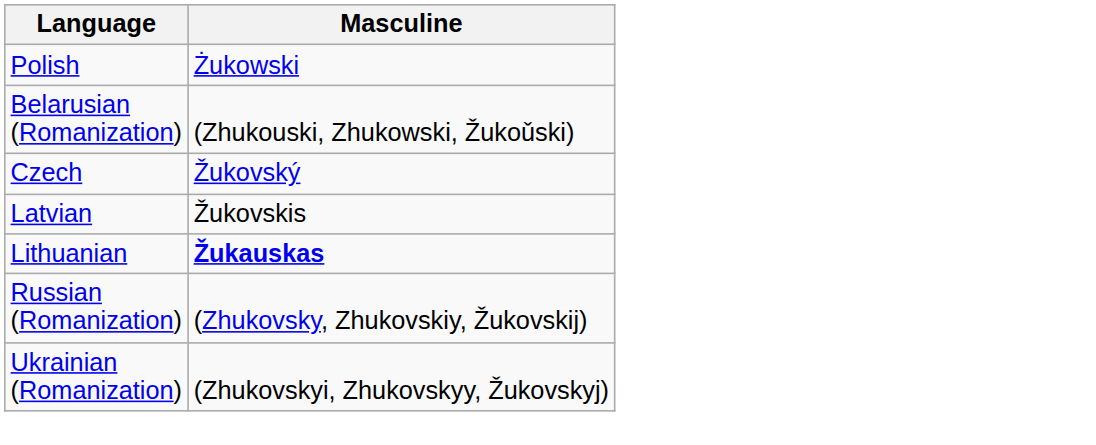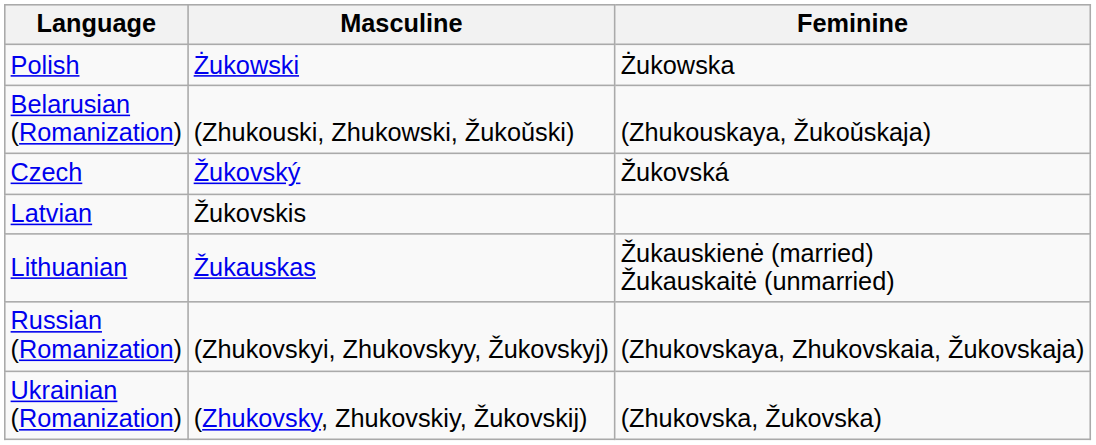+ column: (852, 24)
(259, 253) bold -> (255, 267) normal
(391, 321) (Zhukovsky, Zhukovskiy, Žukovskij) -> (401, 350) (Zhukovskyi, Zhukovskyy, Žukovskyj)
(401, 390) (Zhukovskyi, Zhukovskyy, Žukovskyj) -> (391, 418) (Zhukovsky, Zhukovskiy, Žukovskij)
